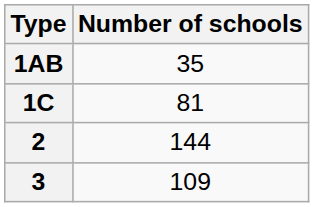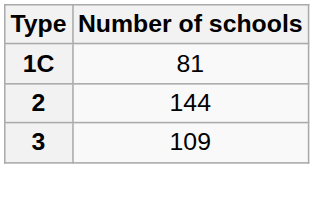- row: (38, 63)
